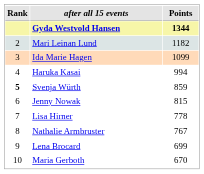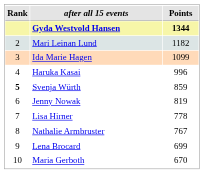(181, 72) 994 -> (181, 72) 996
(181, 102) 815 -> (181, 102) 819
